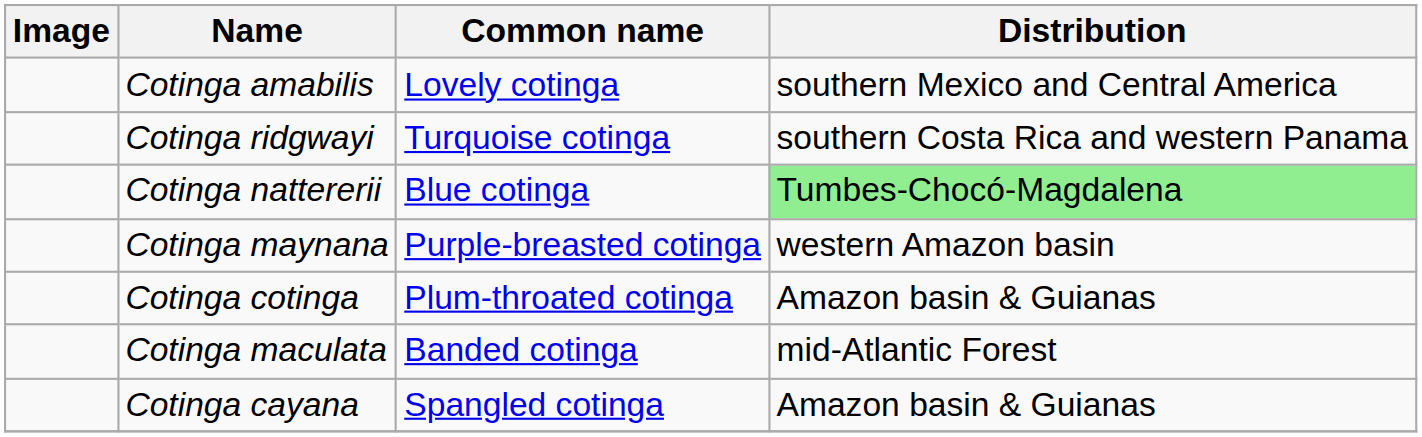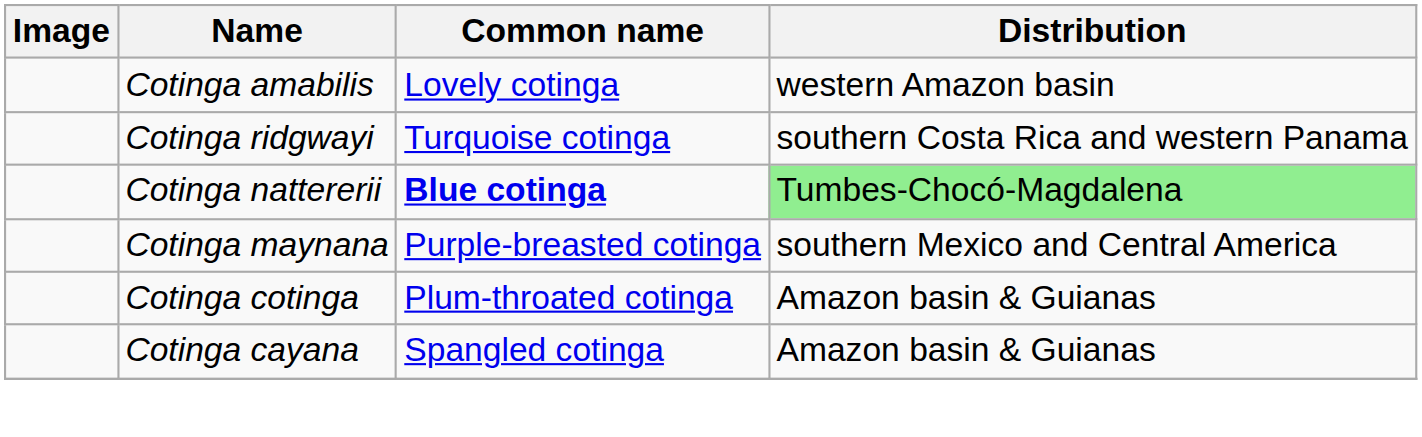(1057, 84) southern Mexico and Central America -> (946, 84) western Amazon basin
(497, 191) normal -> (505, 191) bold
(946, 244) western Amazon basin -> (1057, 244) southern Mexico and Central America
- row: (256, 350)
